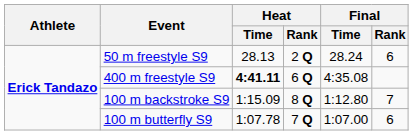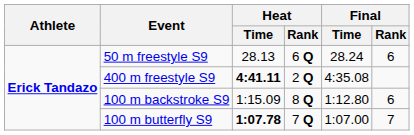(302, 57) 2 Q -> (303, 57) 6 Q
(302, 78) 6 Q -> (303, 78) 2 Q
(390, 99) 7 -> (391, 99) 6
(258, 120) normal -> (258, 120) bold
(390, 120) 6 -> (391, 120) 7
